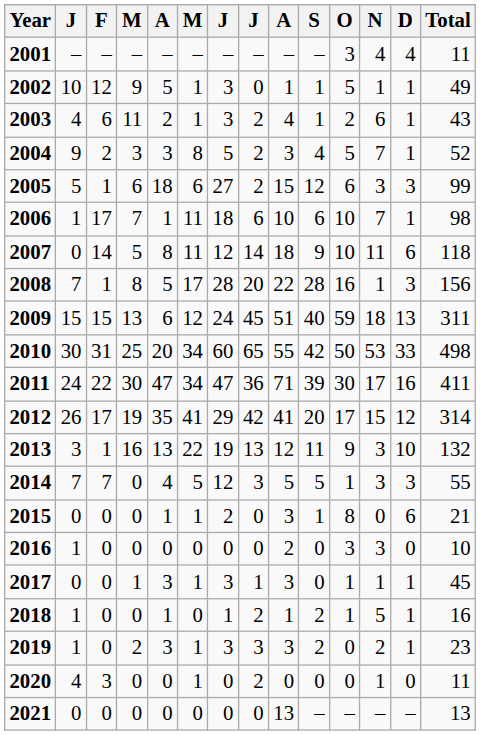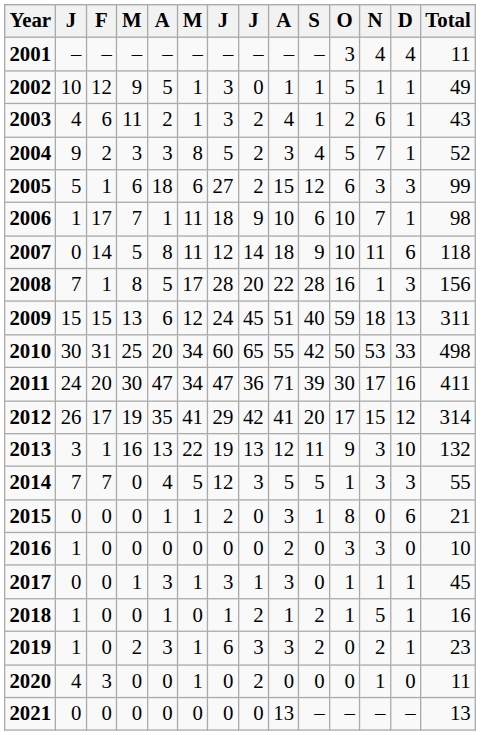(259, 218) 6 -> (259, 218) 9
(101, 383) 22 -> (101, 383) 20
(228, 647) 3 -> (228, 647) 6
